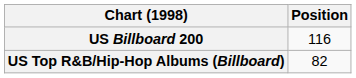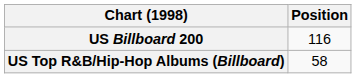(320, 61) 82 -> (320, 61) 58
